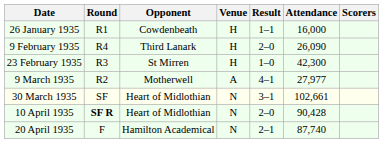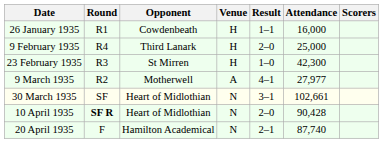(311, 46) 26,090 -> (311, 46) 25,000
